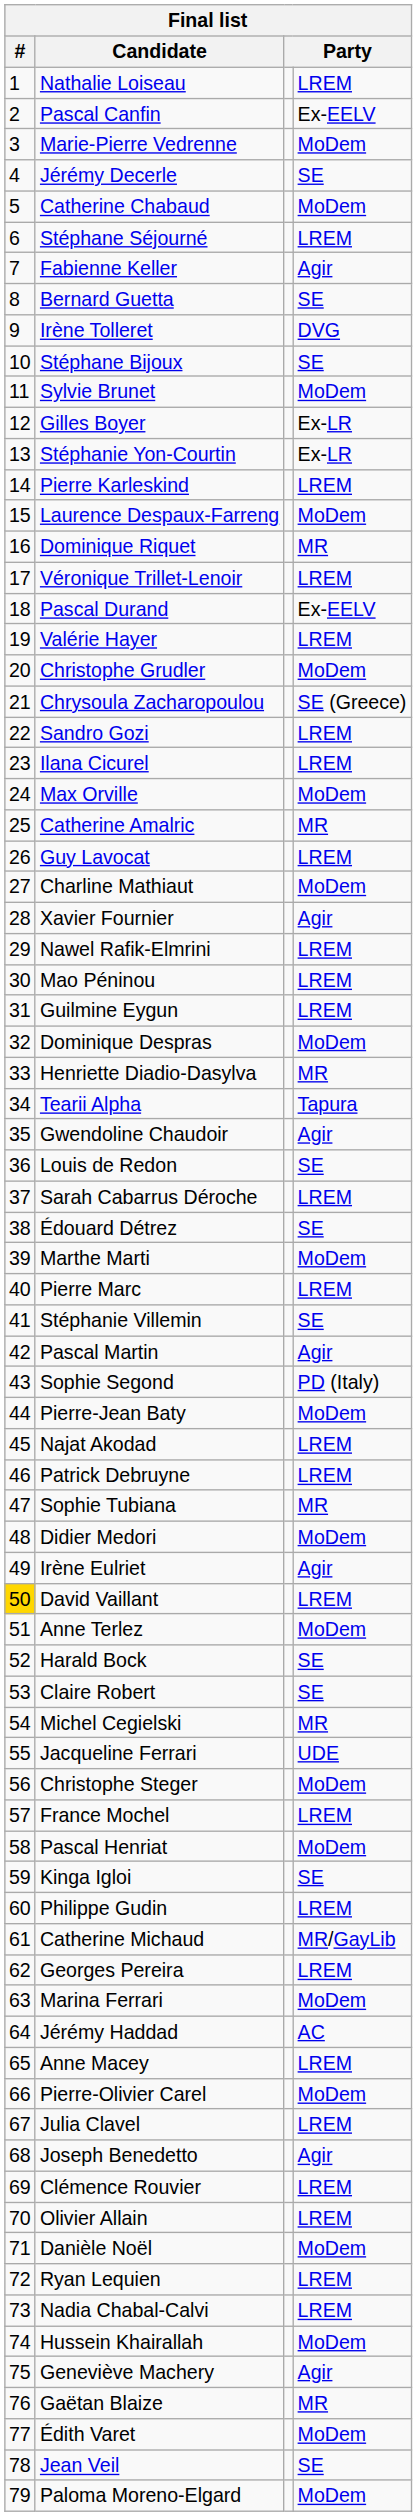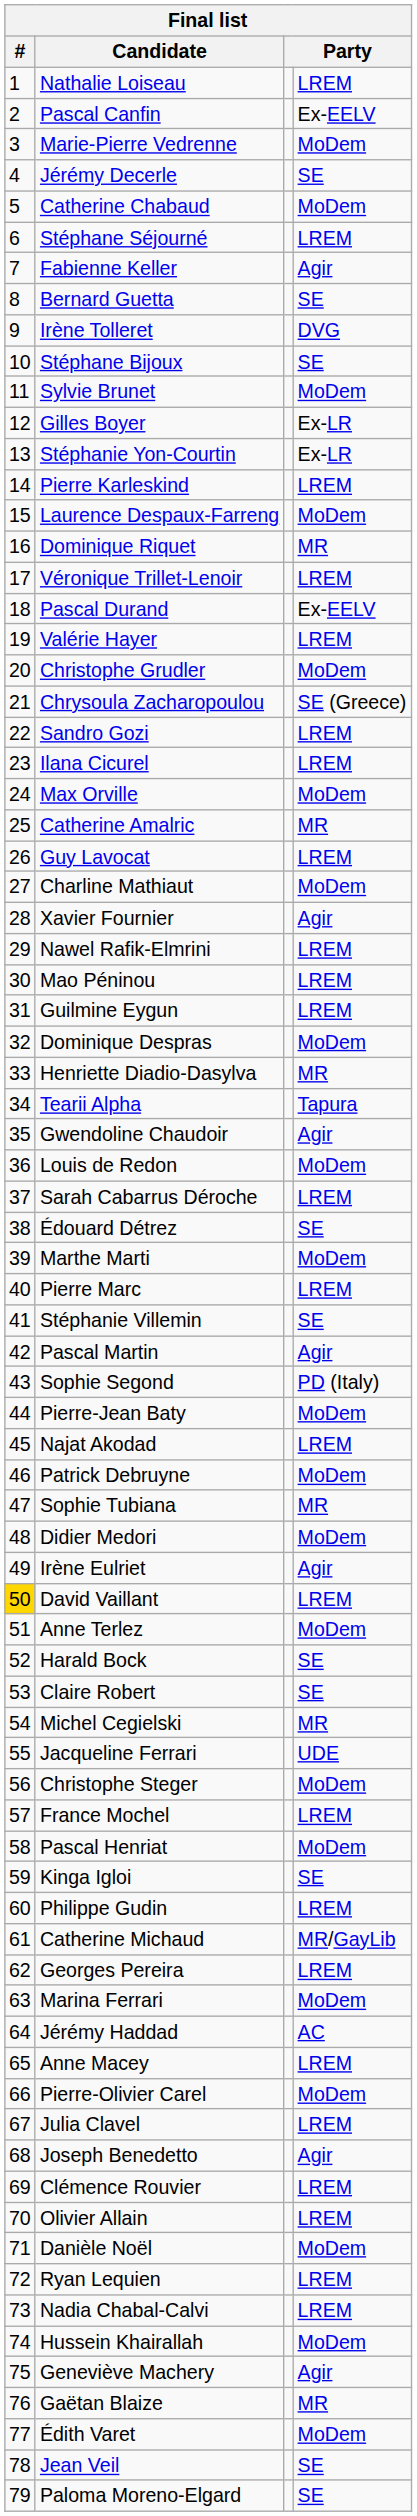(311, 1166) SE -> (332, 1166) MoDem
(325, 1475) LREM -> (332, 1475) MoDem
(332, 2496) MoDem -> (311, 2496) SE
